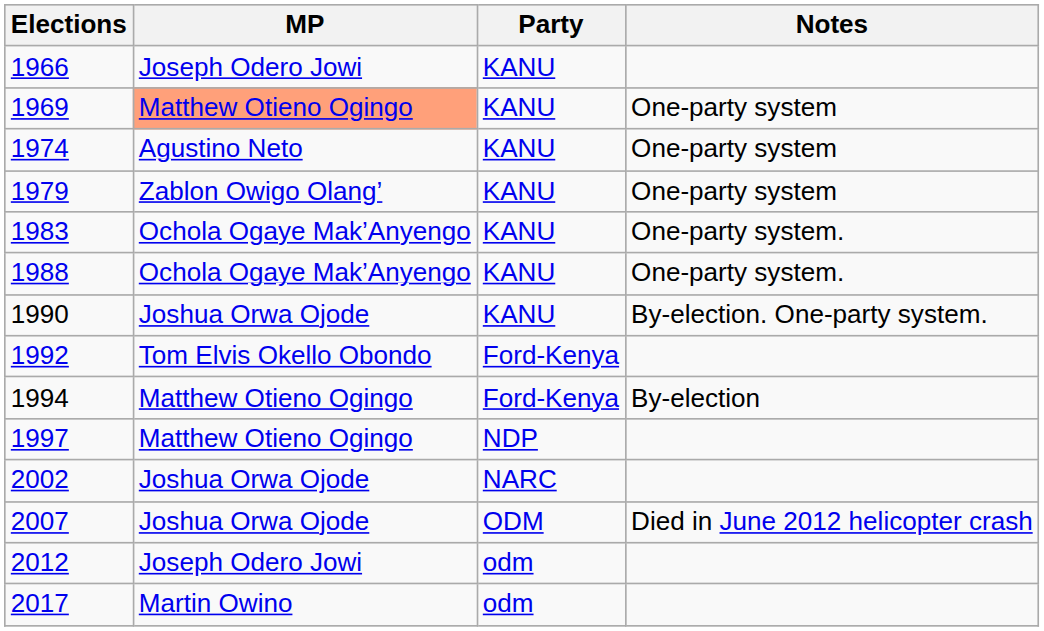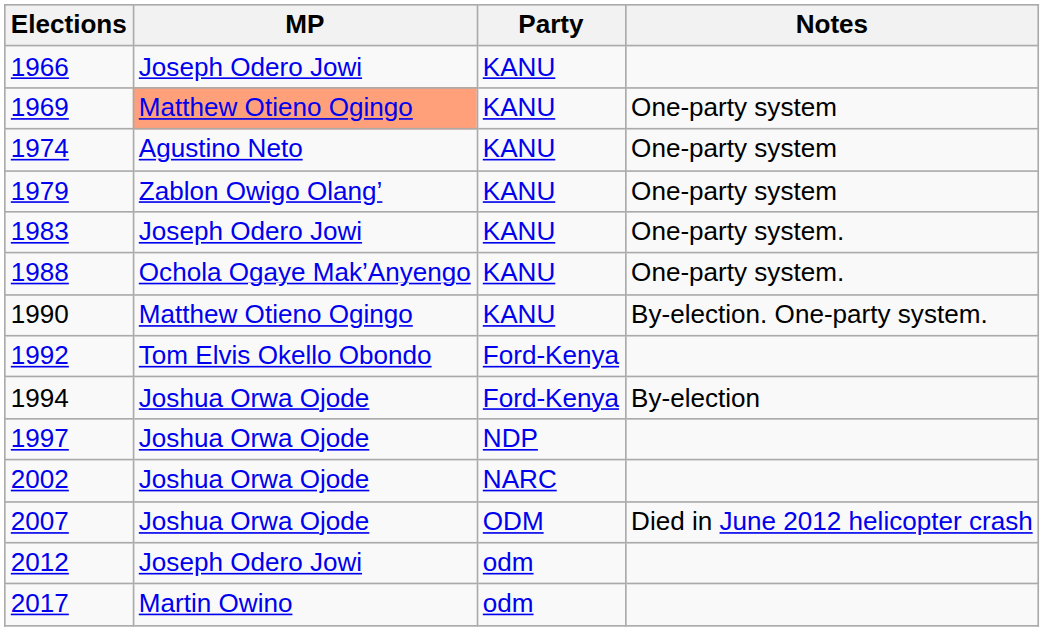(305, 231) Ochola Ogaye Mak’Anyengo -> (250, 231) Joseph Odero Jowi
(254, 314) Joshua Orwa Ojode -> (276, 314) Matthew Otieno Ogingo
(276, 397) Matthew Otieno Ogingo -> (254, 397) Joshua Orwa Ojode
(276, 438) Matthew Otieno Ogingo -> (254, 438) Joshua Orwa Ojode
